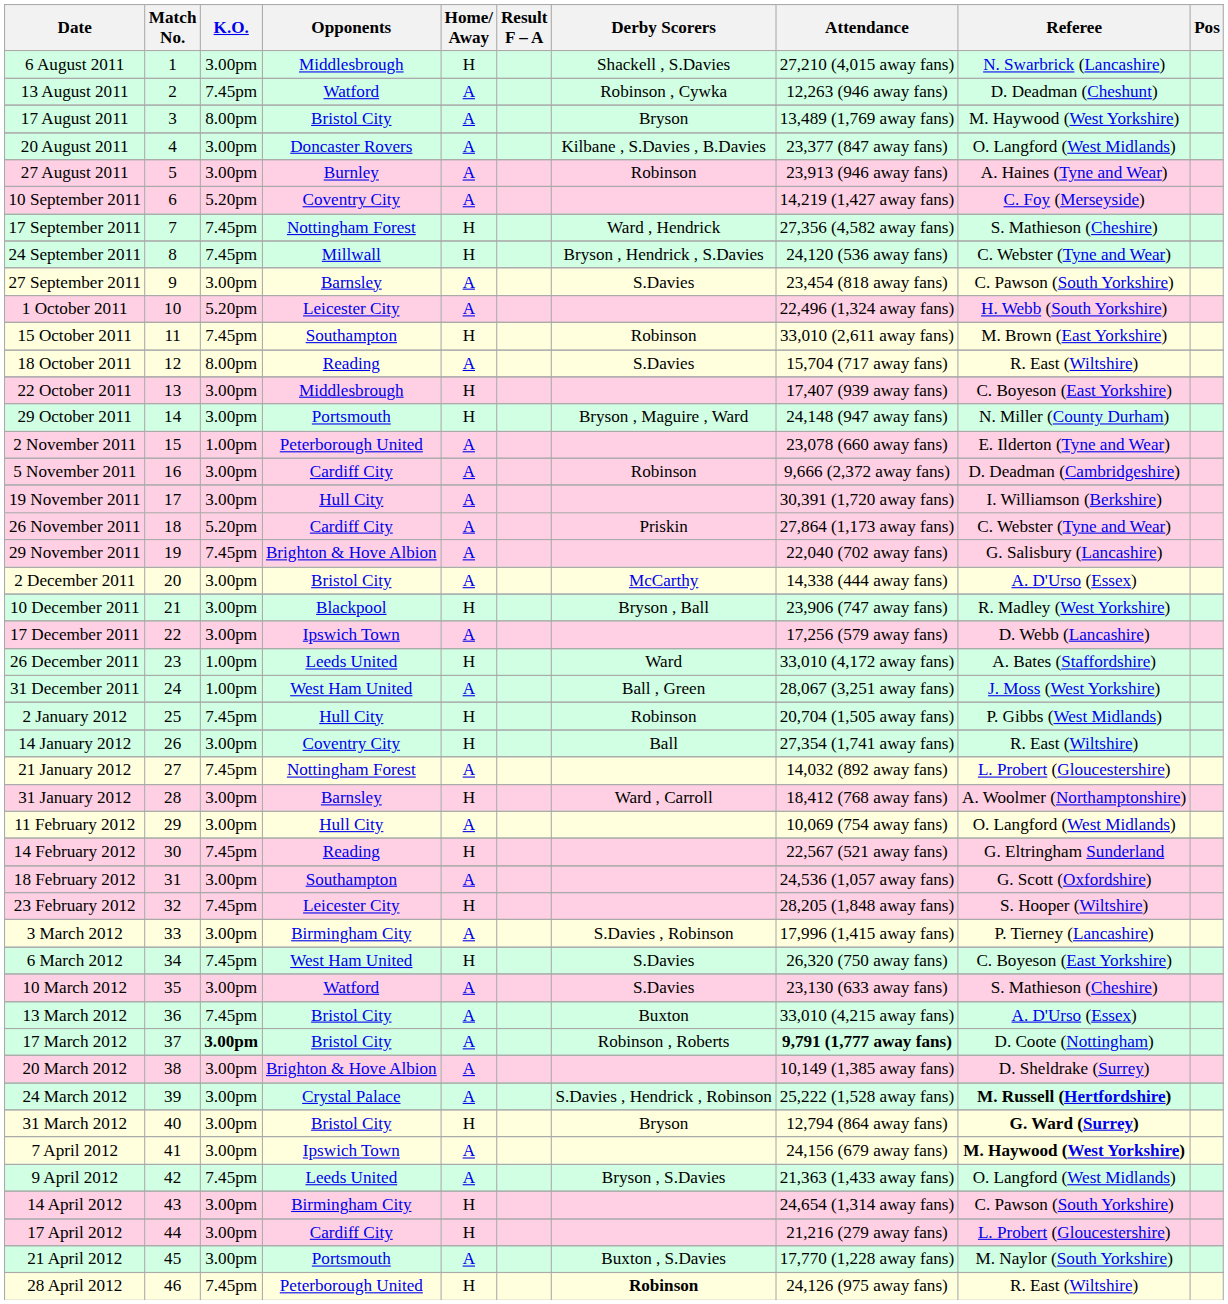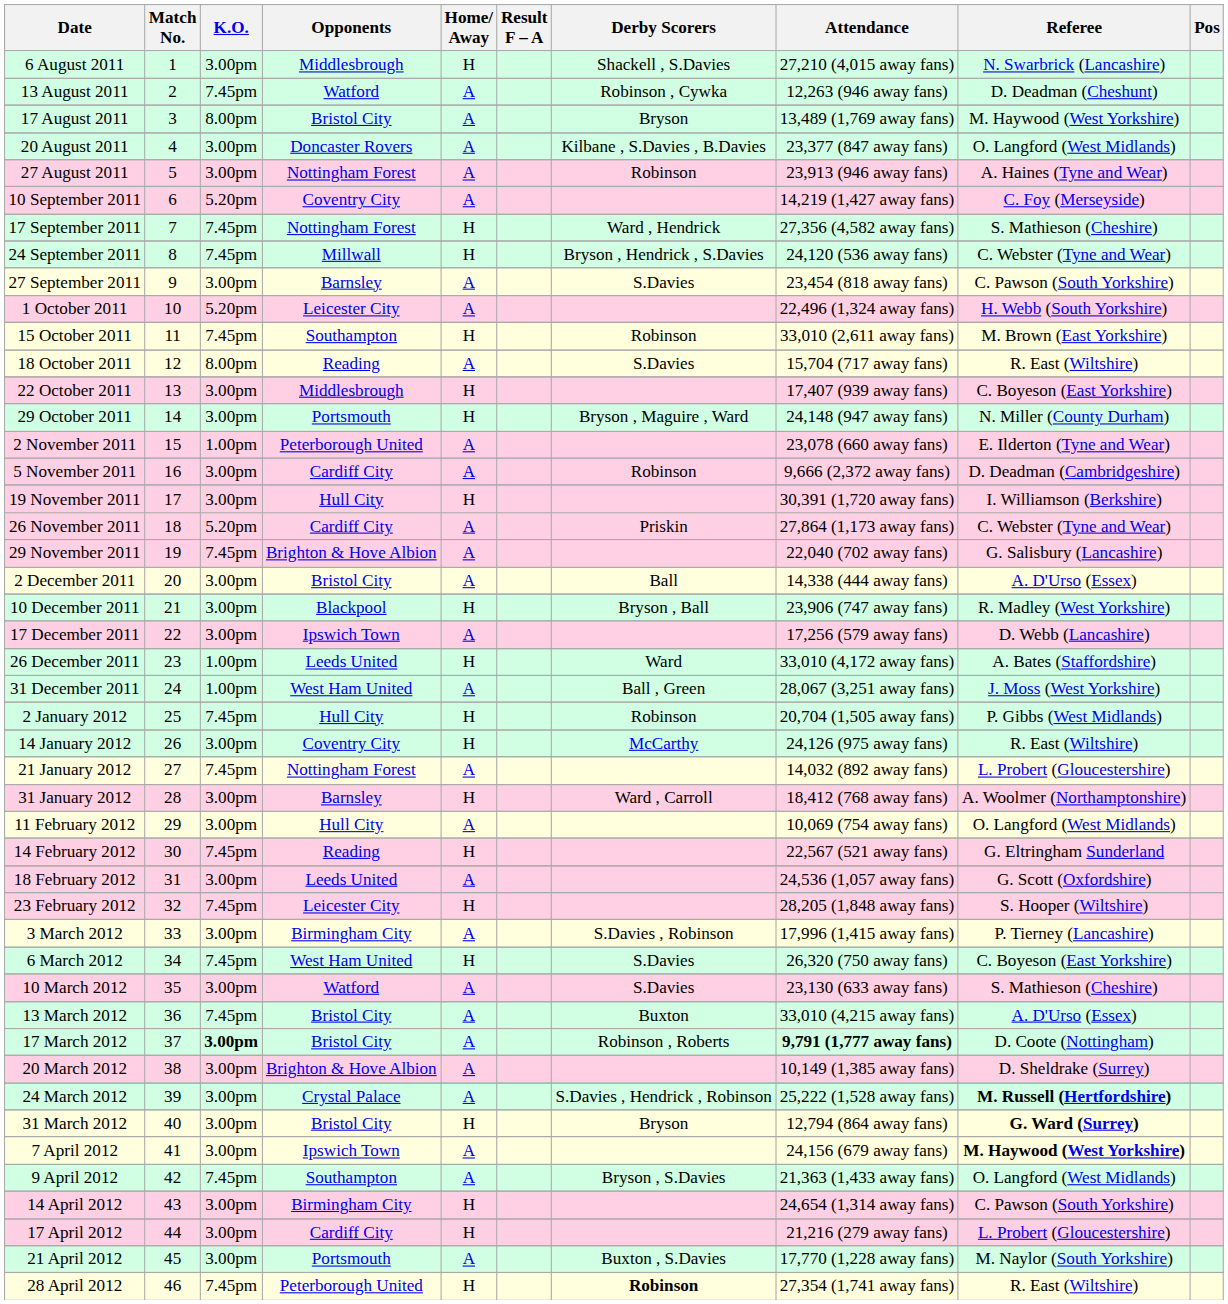(351, 173) Burnley -> (351, 173) Nottingham Forest
(469, 498) A -> (469, 498) H
(664, 580) McCarthy -> (664, 580) Ball
(664, 743) Ball -> (664, 743) McCarthy
(867, 743) 27,354 (1,741 away fans) -> (867, 743) 24,126 (975 away fans)
(351, 879) Southampton -> (351, 879) Leeds United
(351, 1177) Leeds United -> (351, 1177) Southampton
(867, 1286) 24,126 (975 away fans) -> (867, 1286) 27,354 (1,741 away fans)
